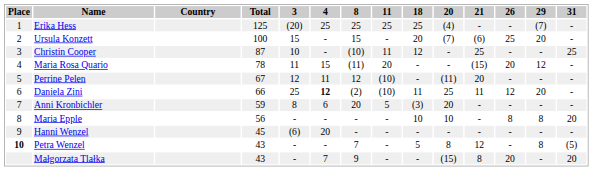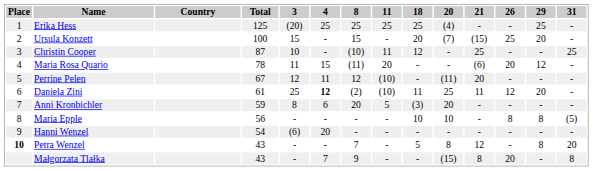(541, 25) (7) -> (541, 25) 25
(479, 39) (6) -> (479, 39) (15)
(479, 65) (15) -> (479, 65) (6)
(260, 92) 66 -> (260, 92) 61
(572, 118) 20 -> (572, 118) (5)
(260, 132) 45 -> (260, 132) 54
(572, 145) (5) -> (572, 145) 20
(572, 158) 20 -> (572, 158) 8
